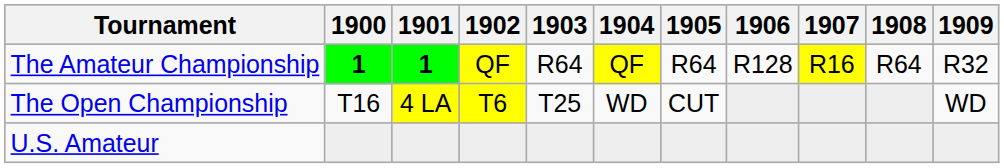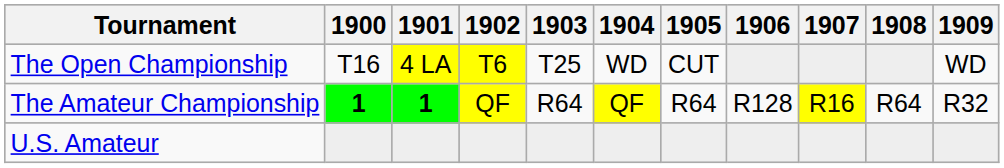rows swapped: (149, 104) <-> (165, 64)
